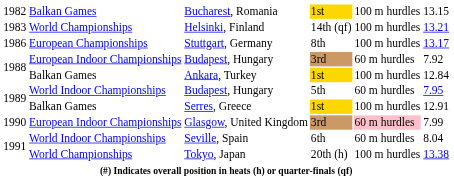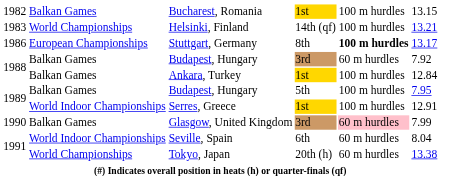(387, 43) normal -> (374, 43) bold
(105, 59) European Indoor Championships -> (63, 59) Balkan Games
(97, 90) World Indoor Championships -> (63, 90) Balkan Games
(384, 90) 60 m hurdles -> (372, 90) 100 m hurdles
(63, 106) Balkan Games -> (97, 106) World Indoor Championships
(105, 122) European Indoor Championships -> (63, 122) Balkan Games
(387, 154) 100 m hurdles -> (369, 154) 60 m hurdles
